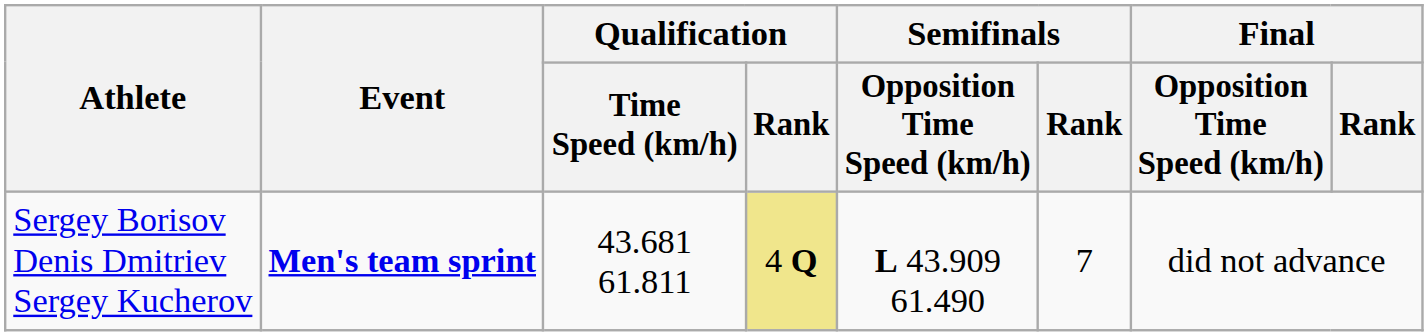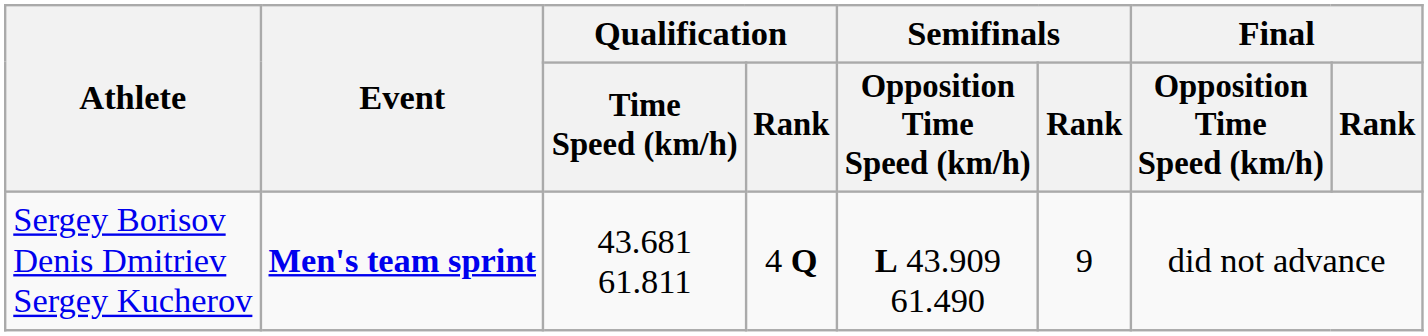(791, 260) khaki background -> (791, 260) no background
(1084, 260) 7 -> (1084, 260) 9
